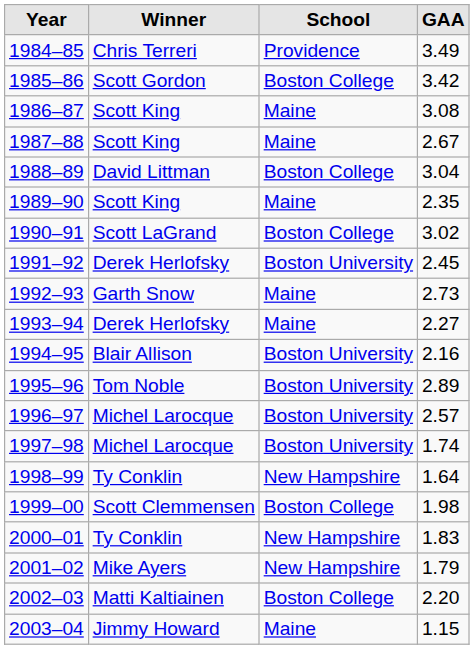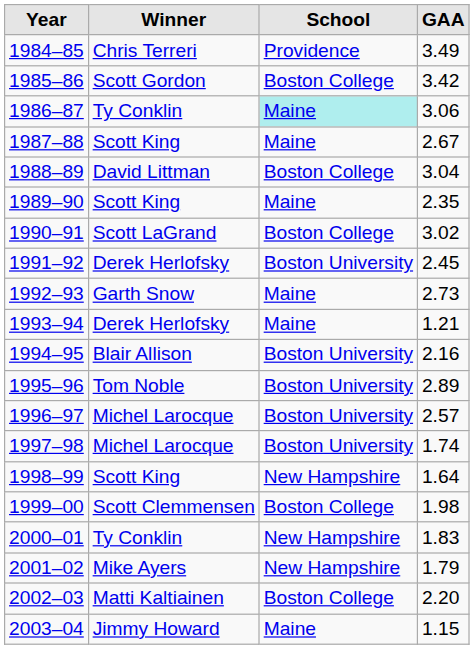(136, 111) Scott King -> (137, 111) Ty Conklin
(290, 111) no background -> (290, 111) paleturquoise background
(441, 111) 3.08 -> (441, 111) 3.06
(441, 324) 2.27 -> (441, 324) 1.21
(137, 476) Ty Conklin -> (136, 476) Scott King
